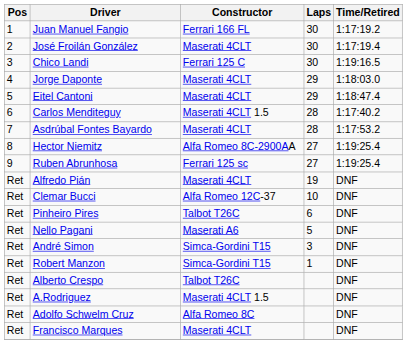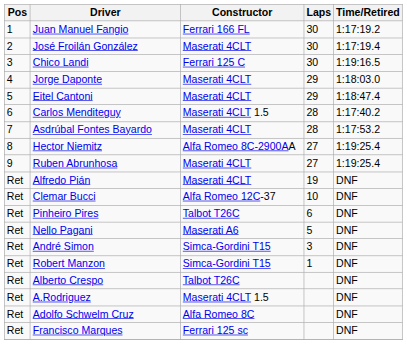(215, 163) Ferrari 125 sc -> (217, 163) Maserati 4CLT
(217, 331) Maserati 4CLT -> (215, 331) Ferrari 125 sc
